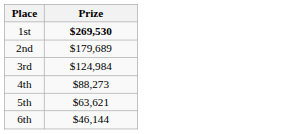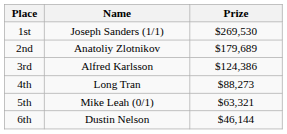+ column: (117, 13)
(91, 31) bold -> (236, 31) normal
(91, 66) $124,984 -> (236, 66) $124,386
(91, 102) $63,621 -> (236, 102) $63,321
